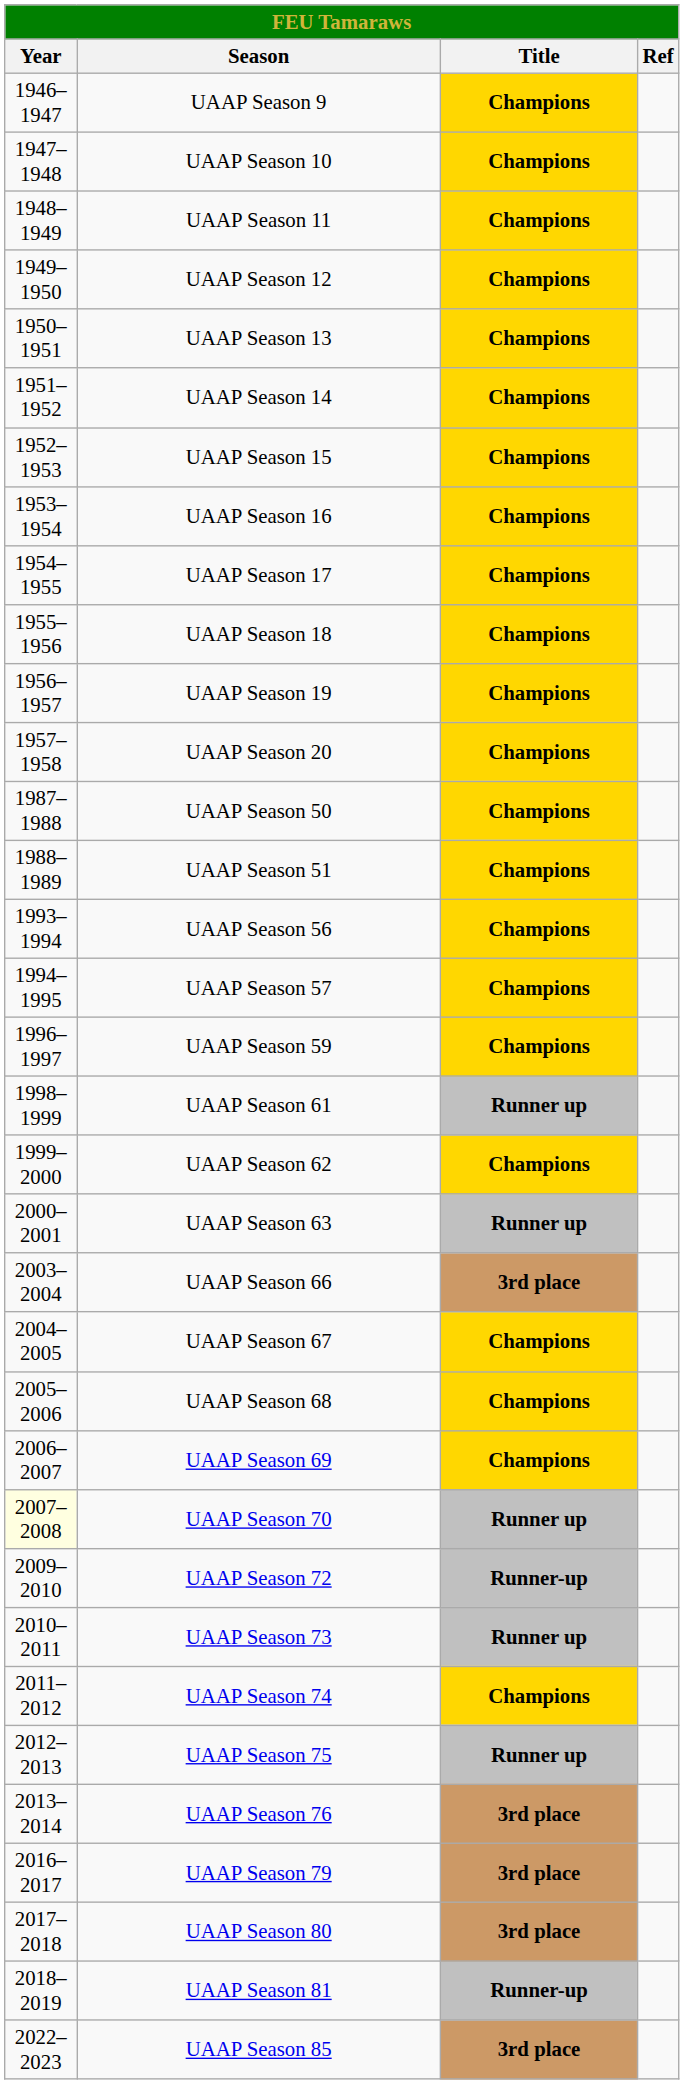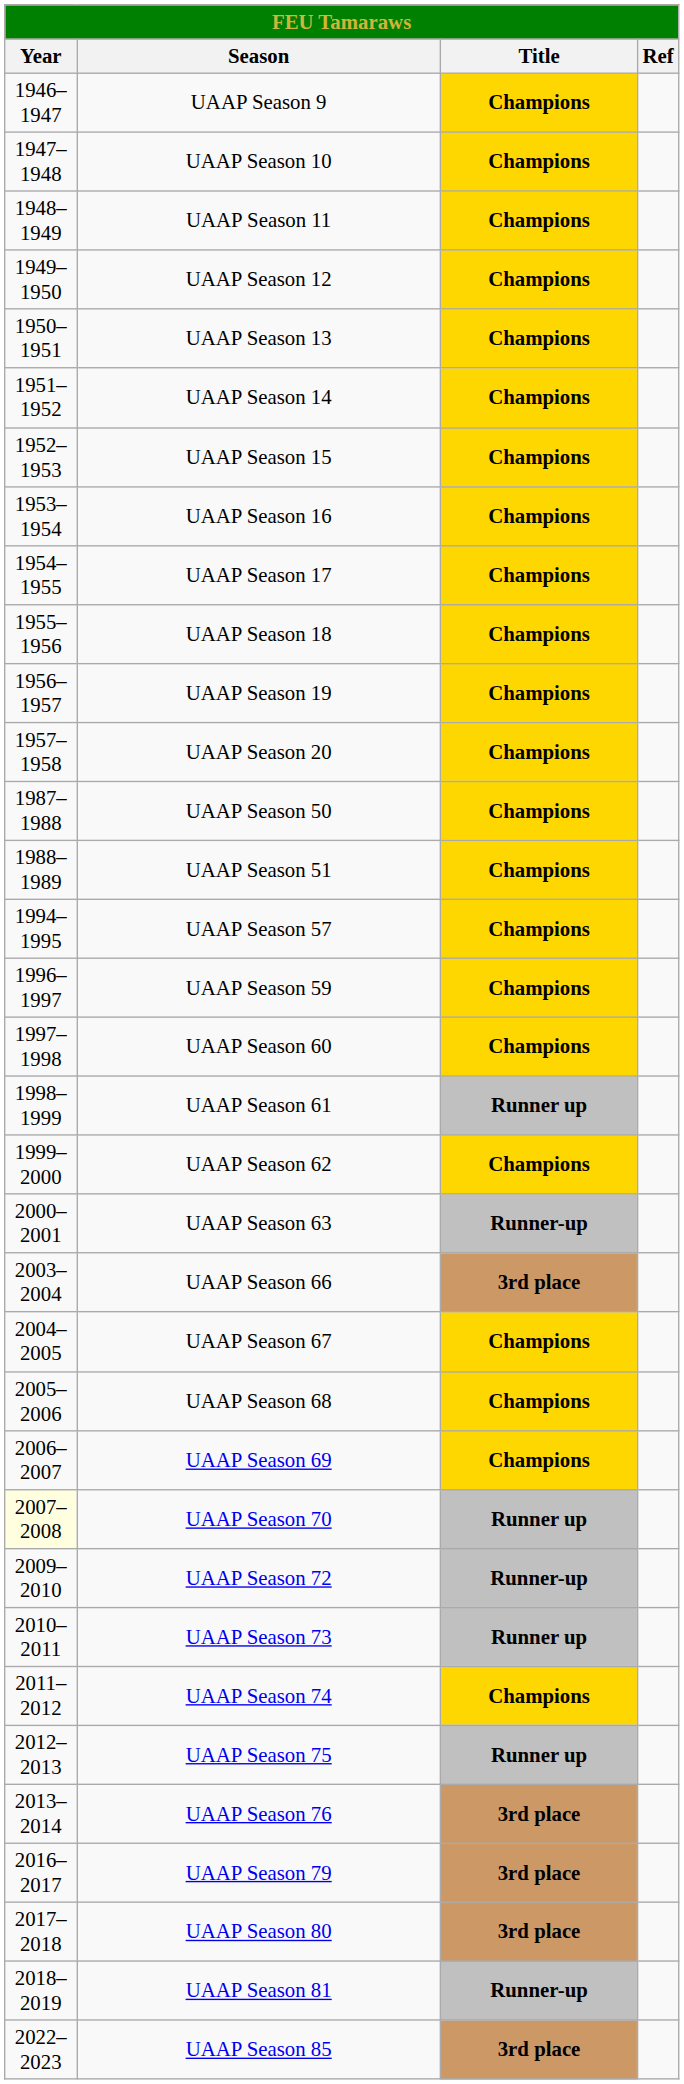- row: (259, 928)
+ row: (259, 1046)
(539, 1223) Runner up -> (539, 1223) Runner-up
